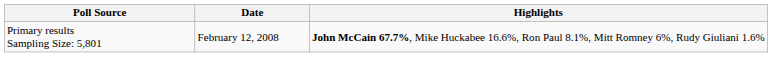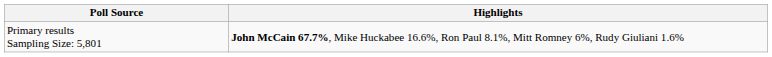- column: (252, 13)
